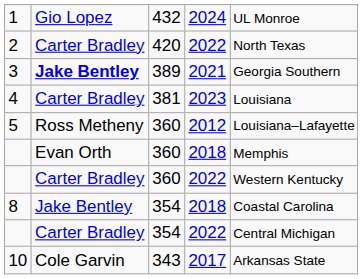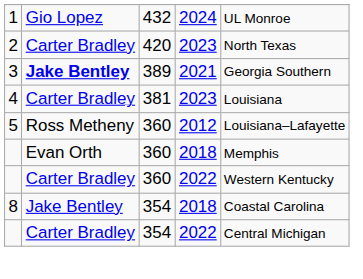(207, 44) 2022 -> (198, 44) 2023
- row: (18, 260)
